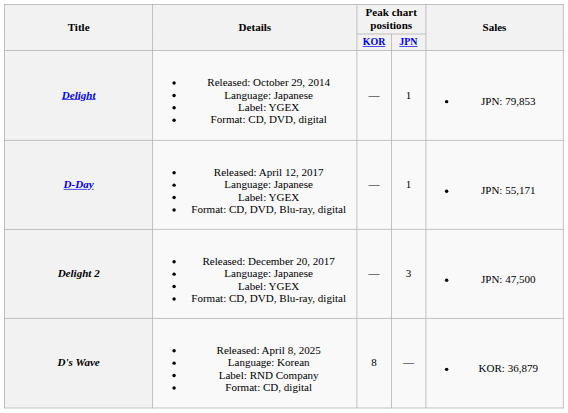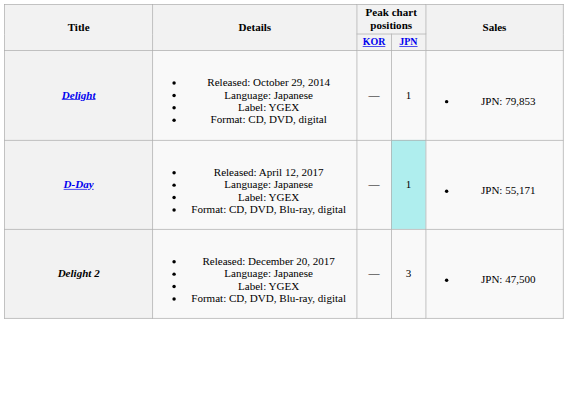(408, 184) no background -> (408, 184) paleturquoise background
- row: (79, 363)
